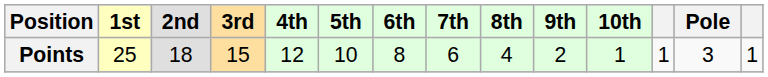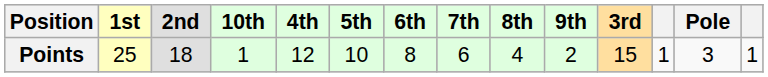columns swapped: (238, 21) <-> (620, 21)
